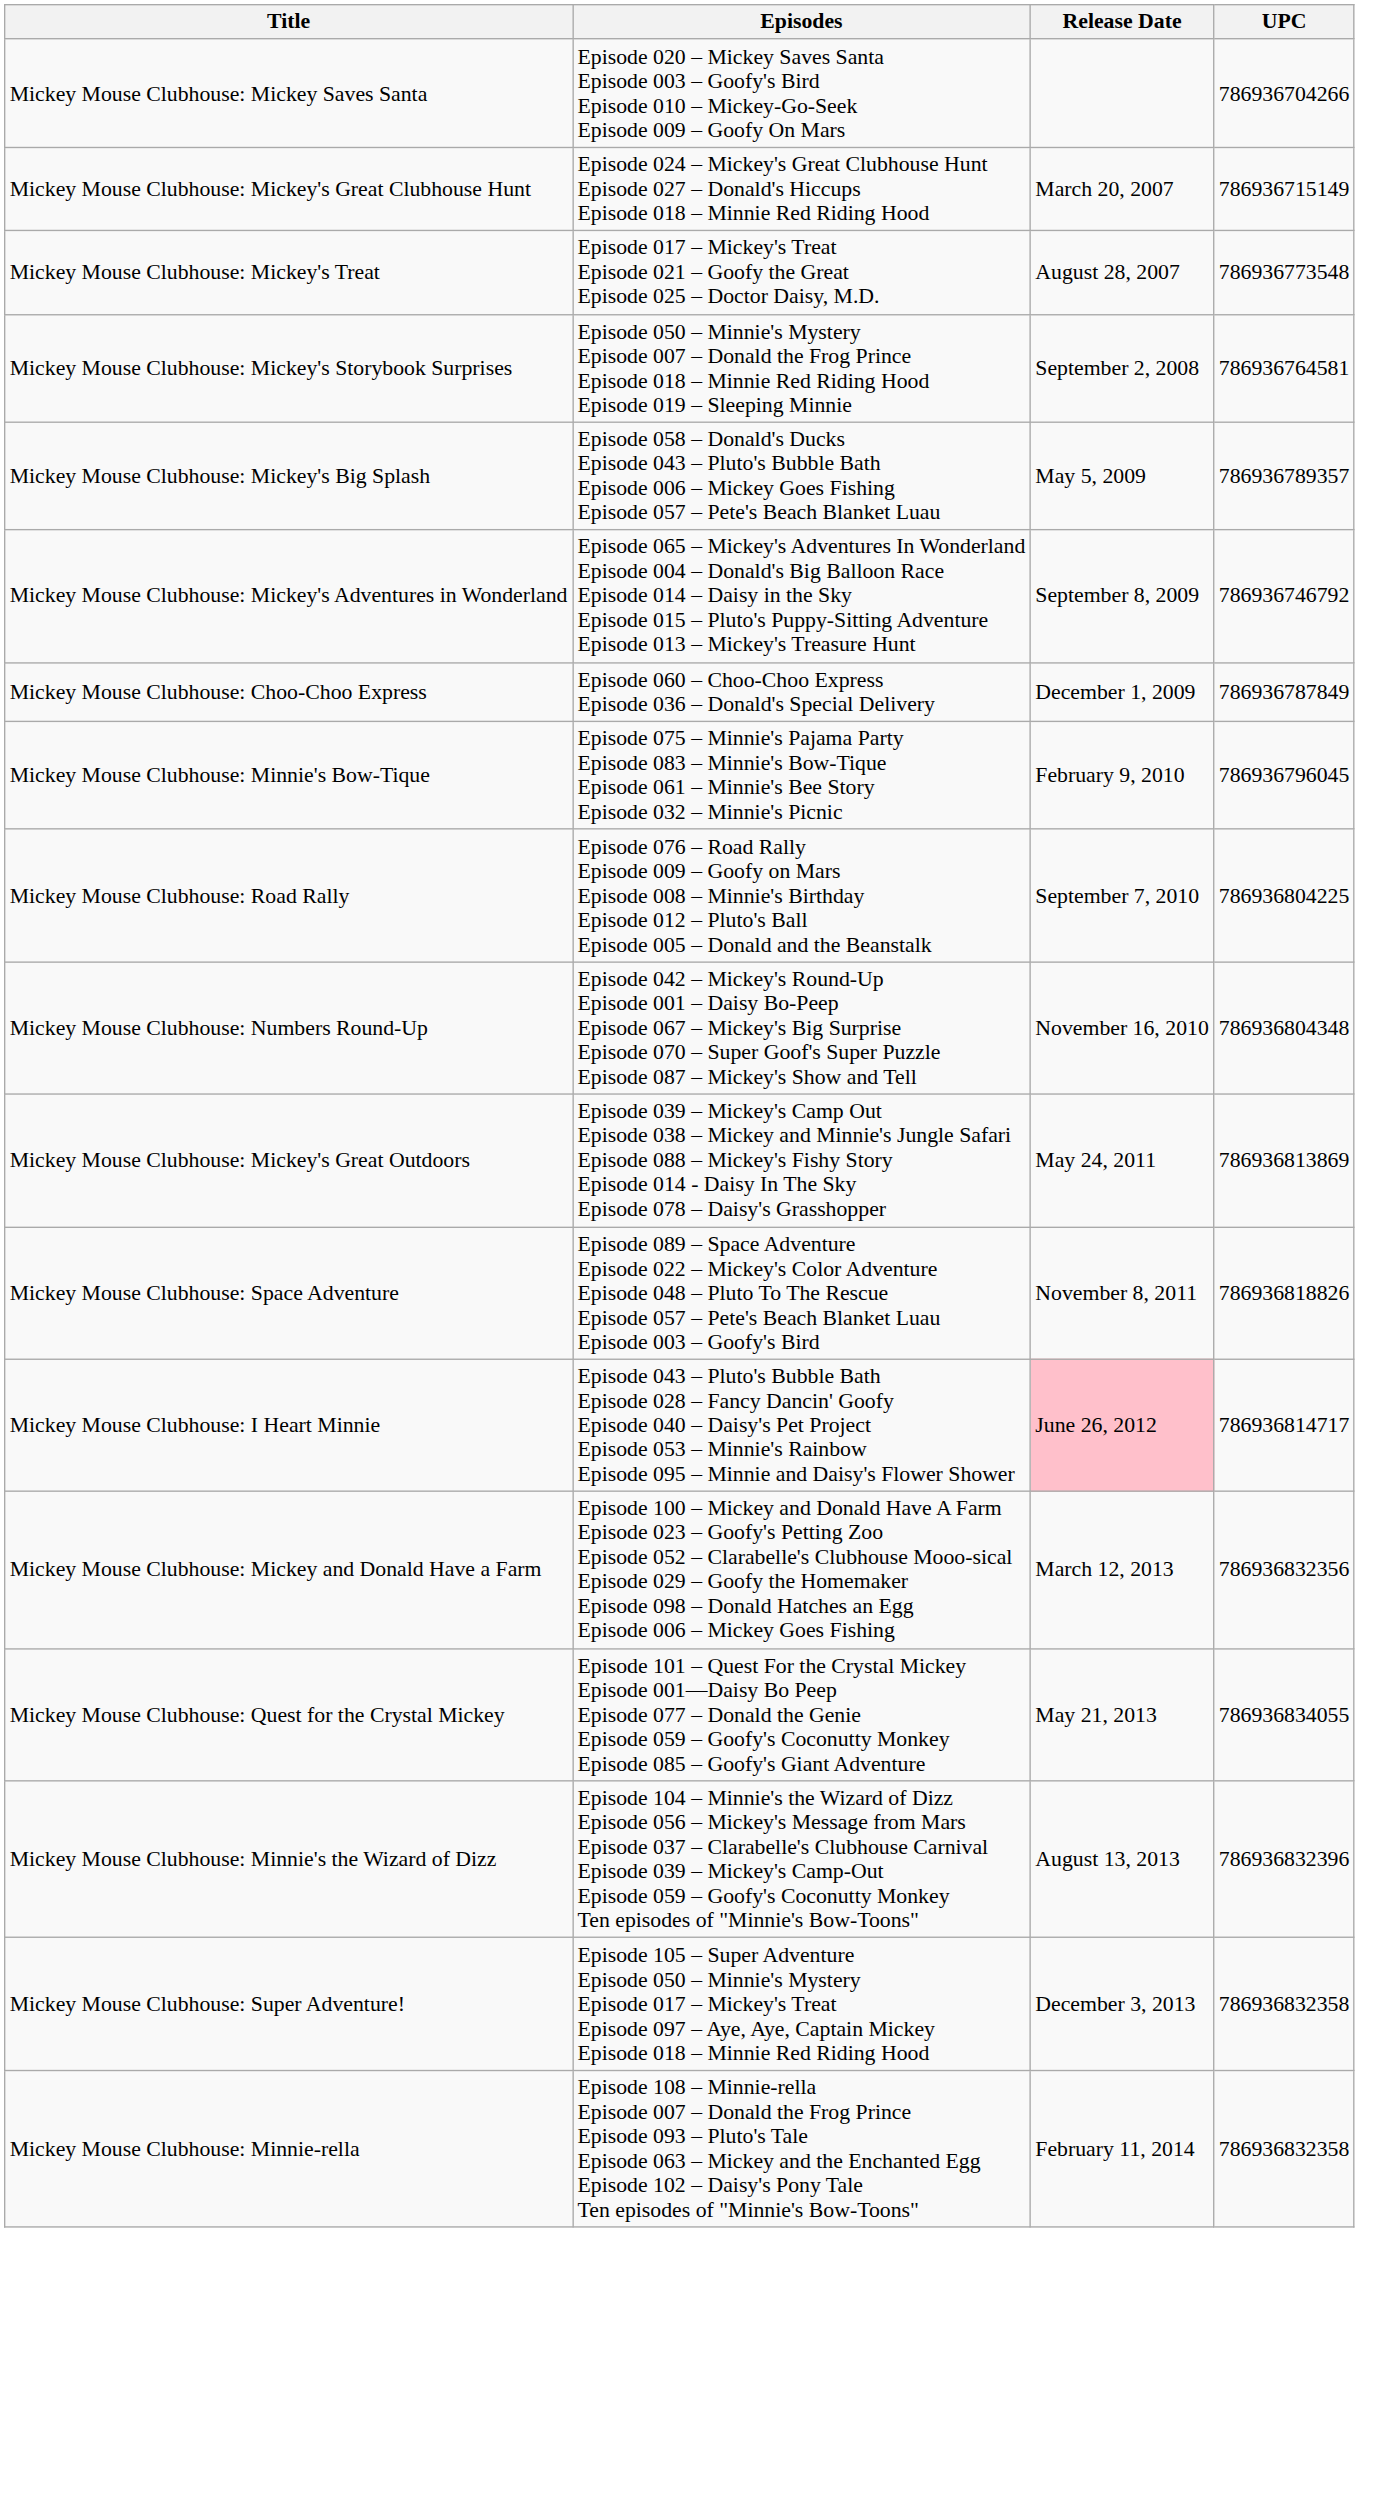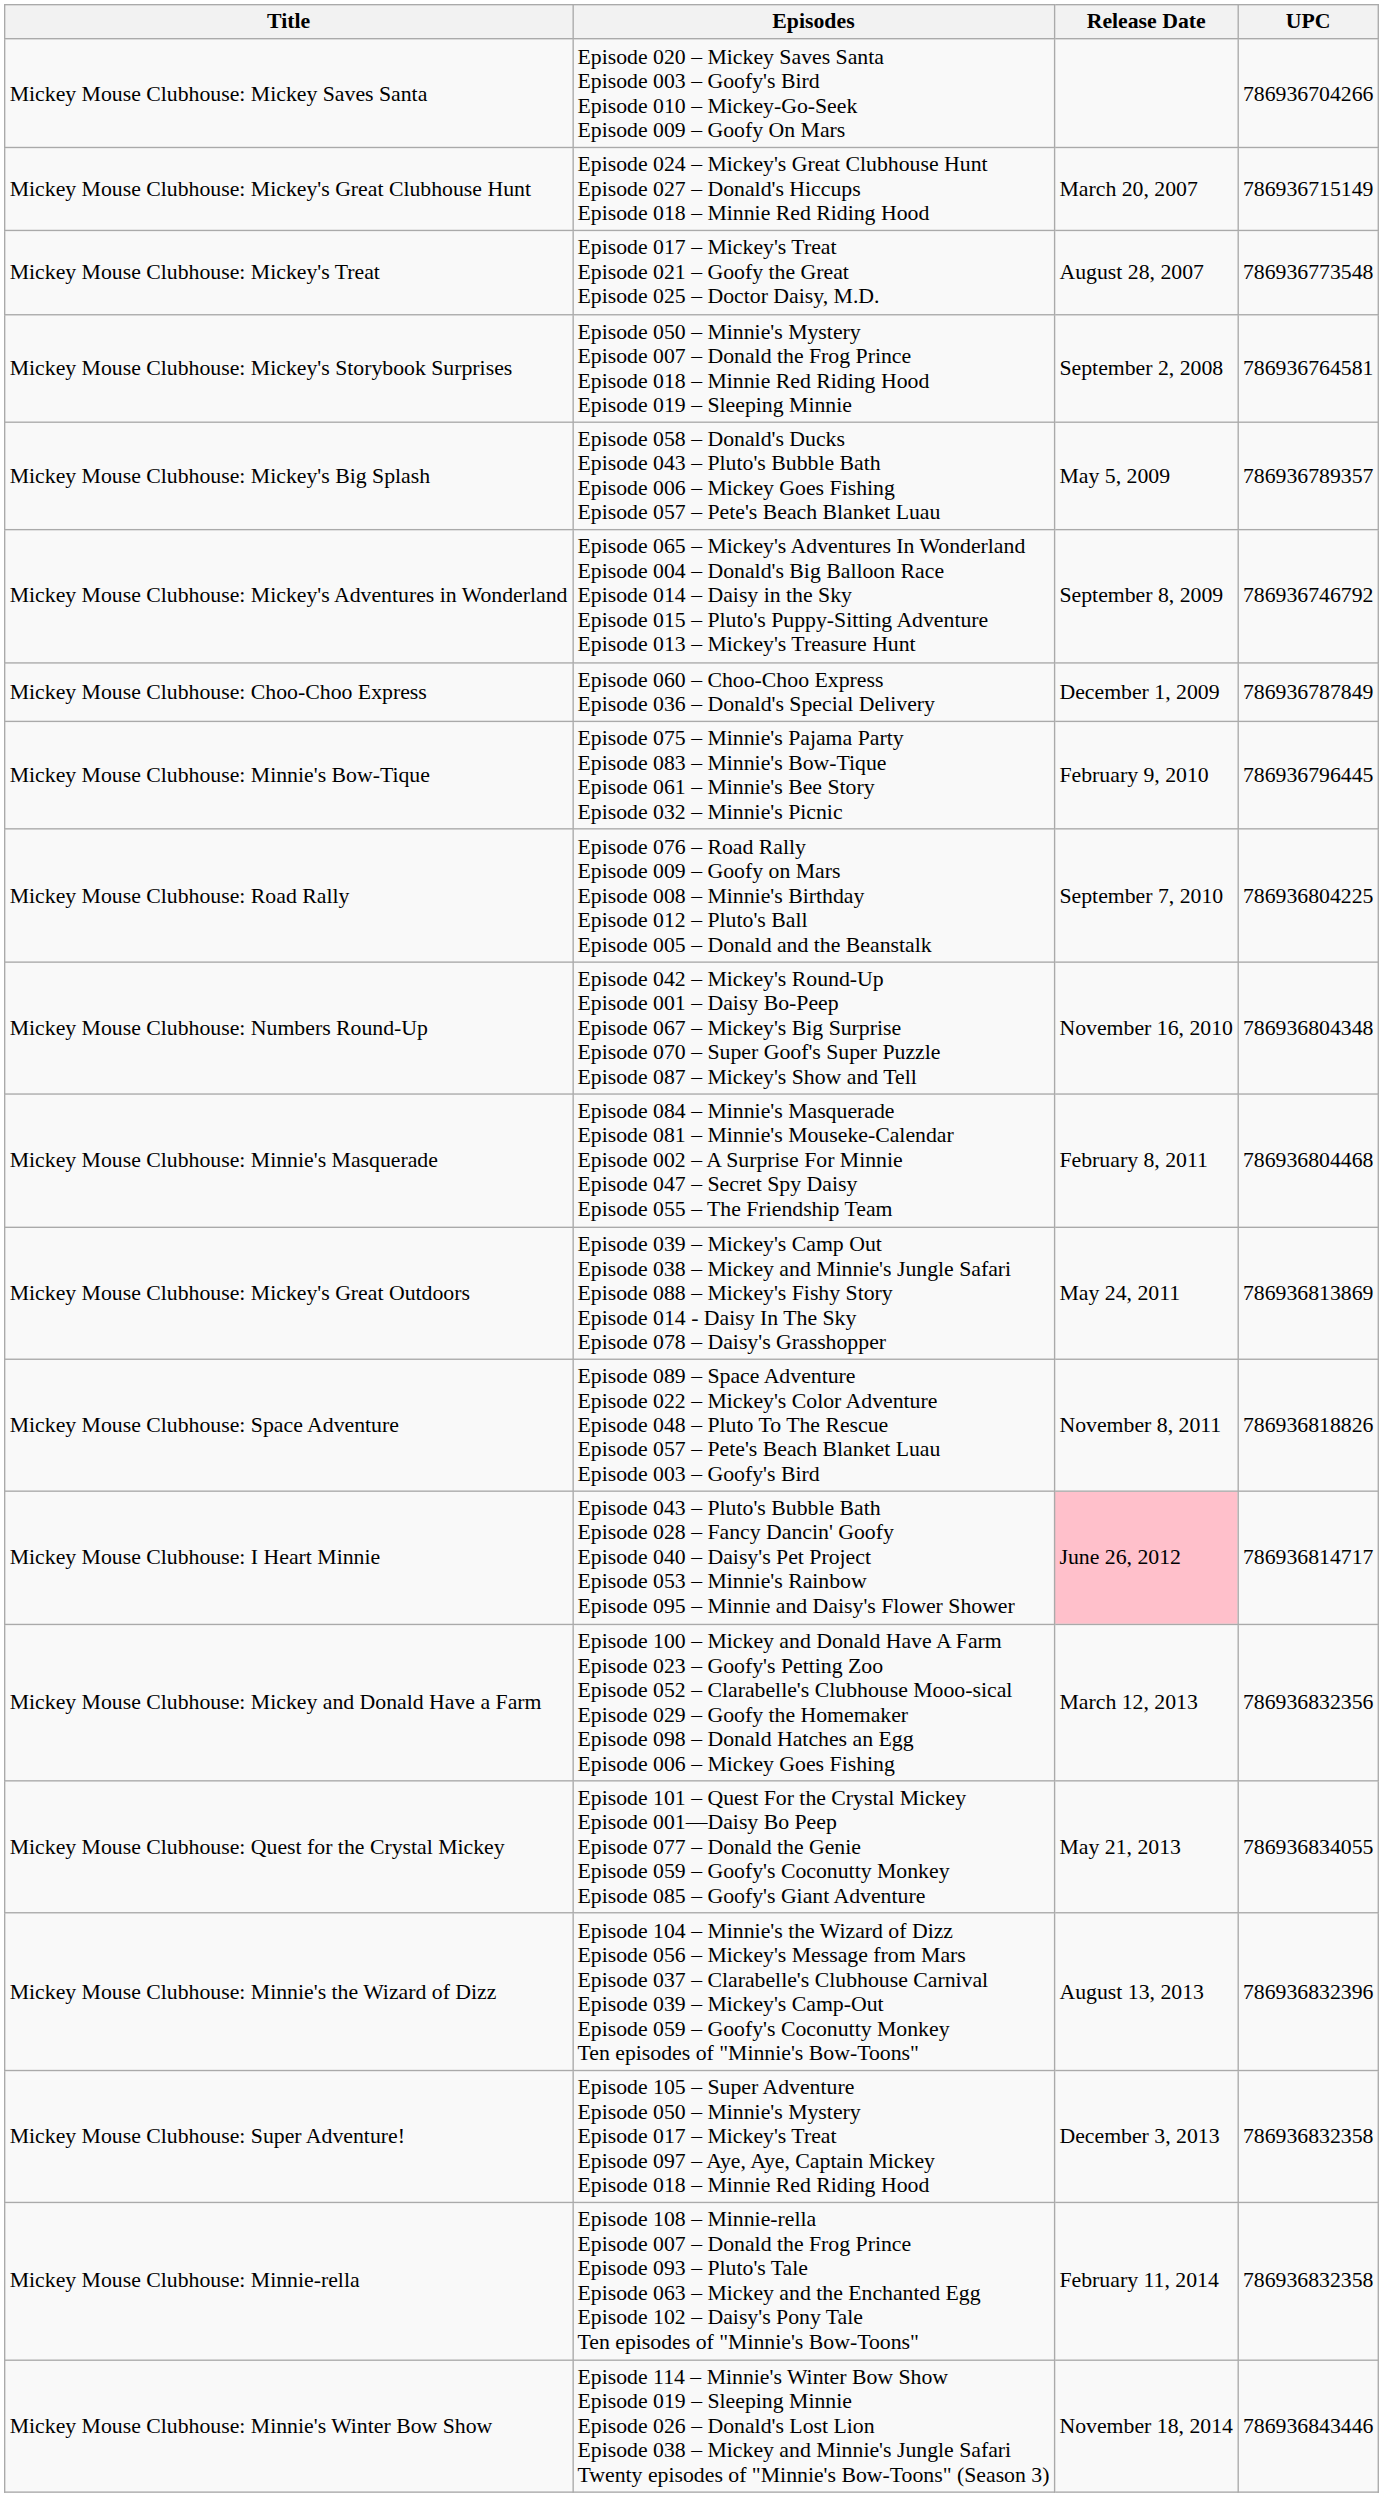(1284, 775) 786936796045 -> (1308, 775) 786936796445
+ row: (224, 1160)
+ row: (251, 2425)
